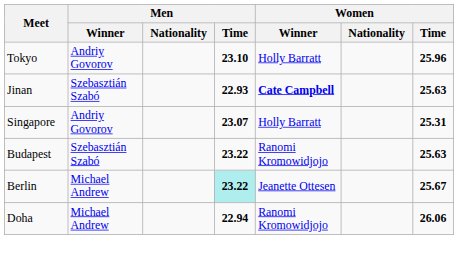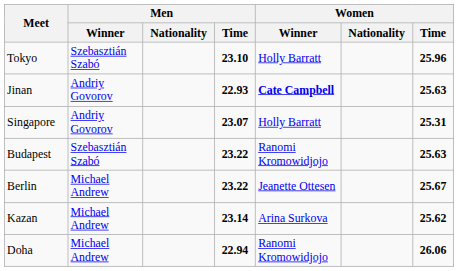(92, 58) Andriy Govorov -> (99, 58) Szebasztián Szabó
(99, 90) Szebasztián Szabó -> (92, 90) Andriy Govorov
(235, 186) paleturquoise background -> (235, 186) no background
+ row: (22, 218)
